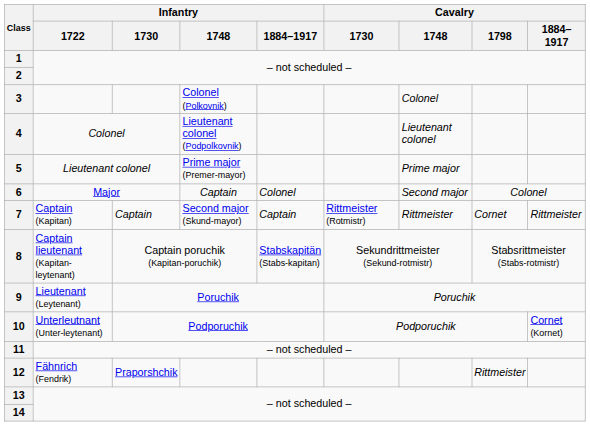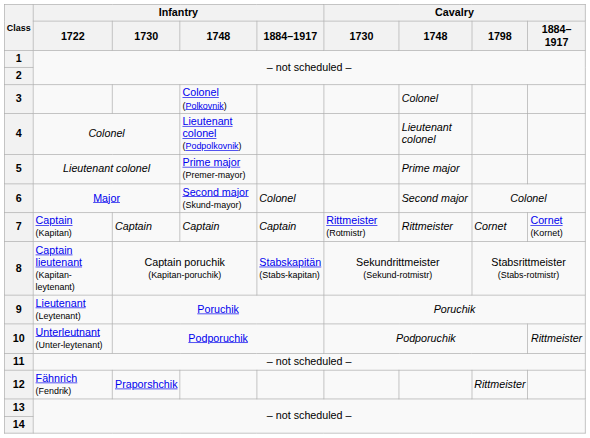(218, 192) Captain -> (216, 198) Second major (Skund-mayor)
(216, 215) Second major (Skund-mayor) -> (201, 227) Captain
(556, 215) Rittmeister -> (547, 227) Cornet (Kornet)
(547, 326) Cornet (Kornet) -> (557, 338) Rittmeister
